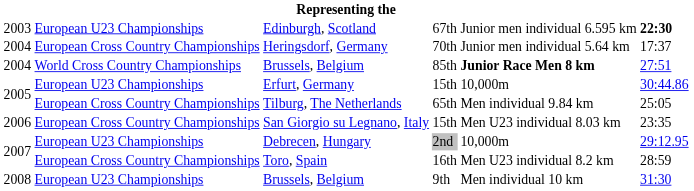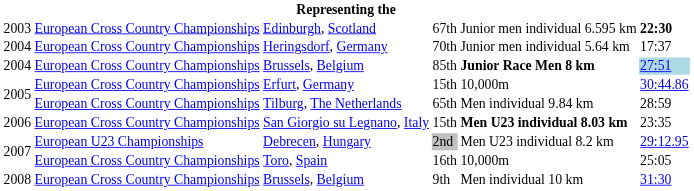(119, 28) European U23 Championships -> (147, 28) European Cross Country Championships
(138, 66) World Cross Country Championships -> (147, 66) European Cross Country Championships
(656, 66) no background -> (656, 66) lightblue background
(119, 85) European U23 Championships -> (147, 85) European Cross Country Championships
(656, 103) 25:05 -> (656, 103) 28:59
(541, 122) normal -> (544, 122) bold
(485, 141) 10,000m -> (537, 141) Men U23 individual 8.2 km
(537, 160) Men U23 individual 8.2 km -> (485, 160) 10,000m
(656, 160) 28:59 -> (656, 160) 25:05
(119, 179) European U23 Championships -> (147, 179) European Cross Country Championships
